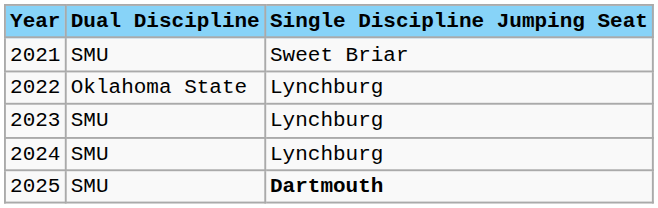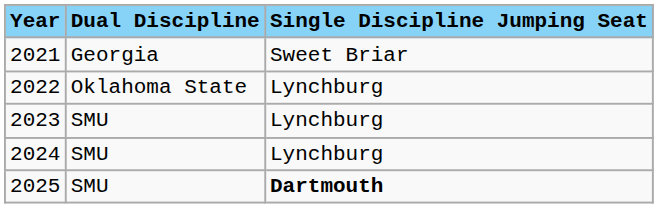(90, 55) SMU -> (115, 55) Georgia
